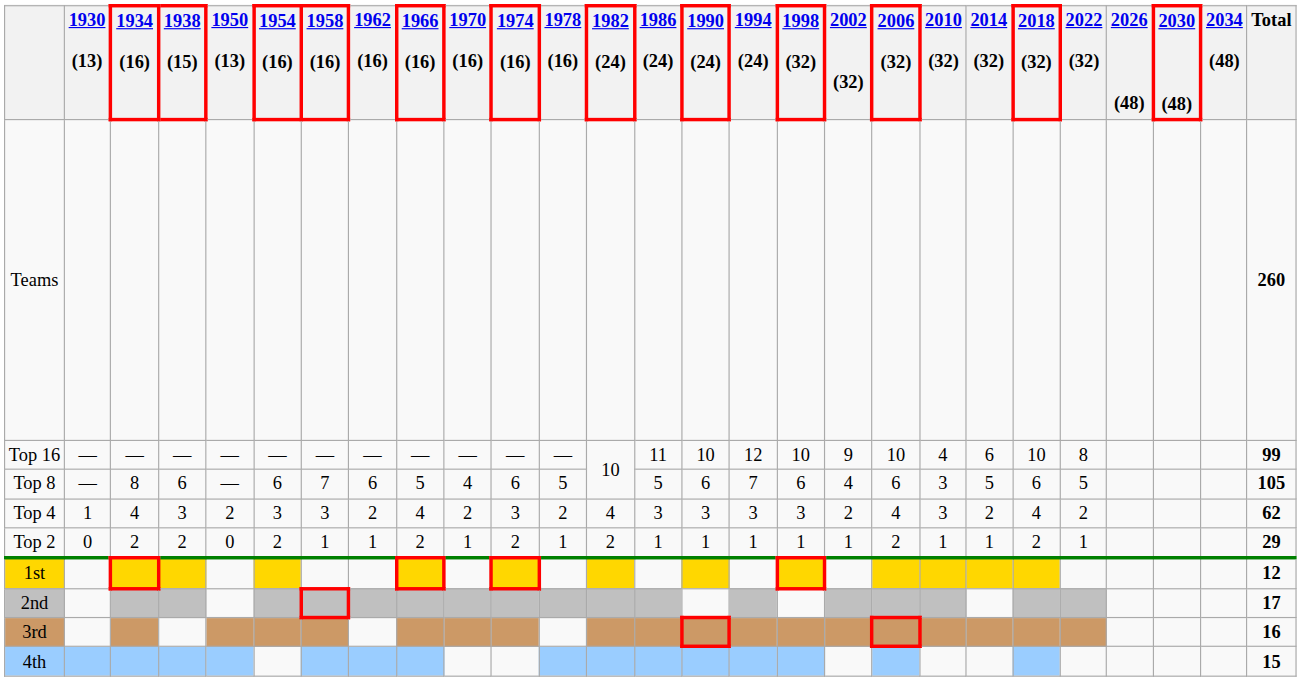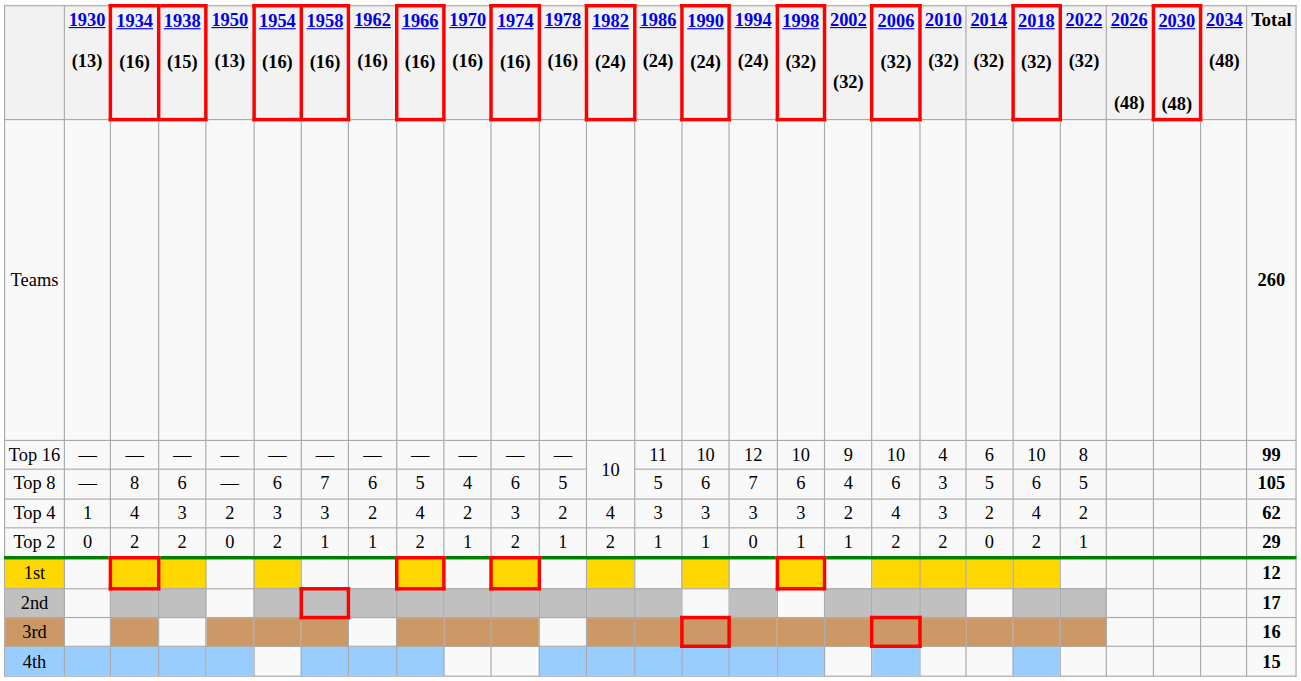(753, 542) 1 -> (753, 542) 0
(943, 542) 1 -> (943, 542) 2
(989, 542) 1 -> (989, 542) 0
